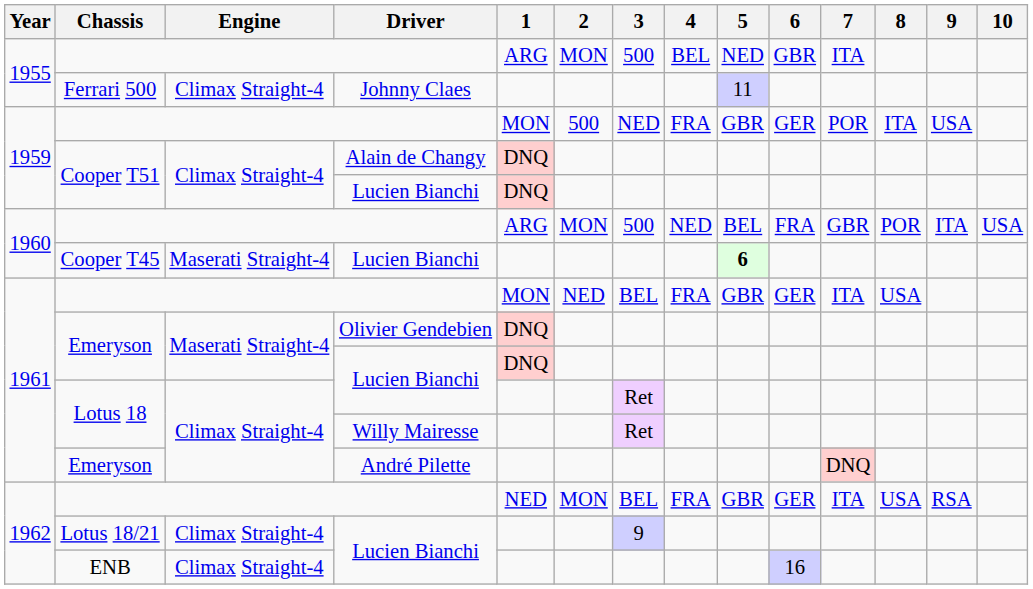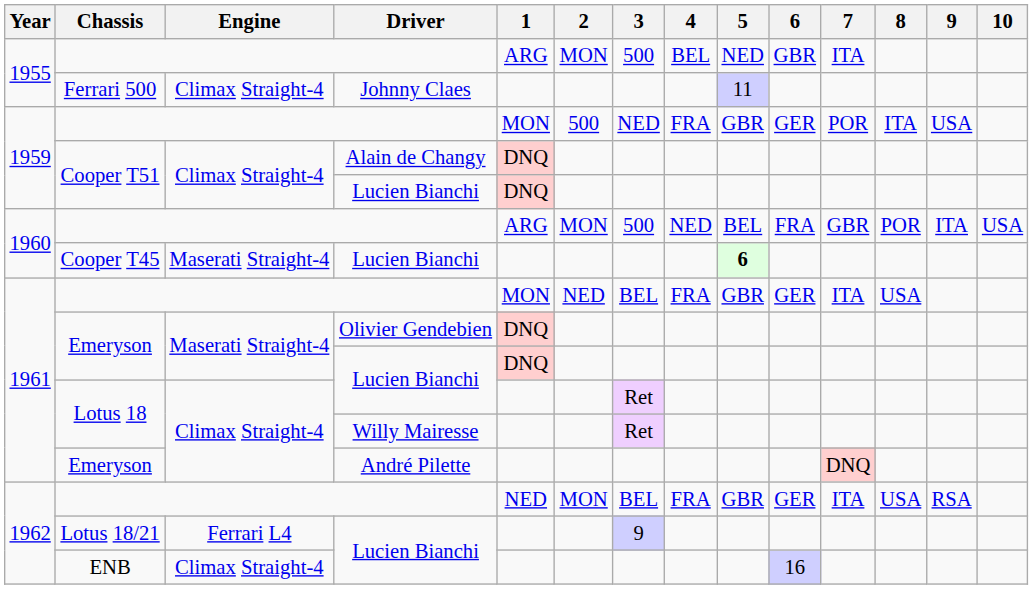(249, 533) Climax Straight-4 -> (249, 533) Ferrari L4
